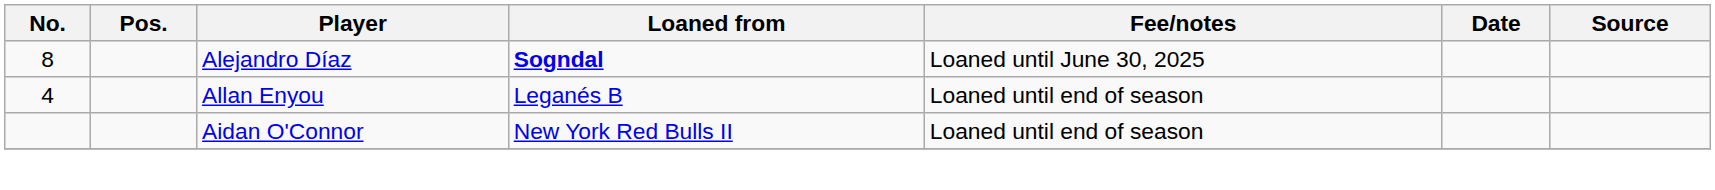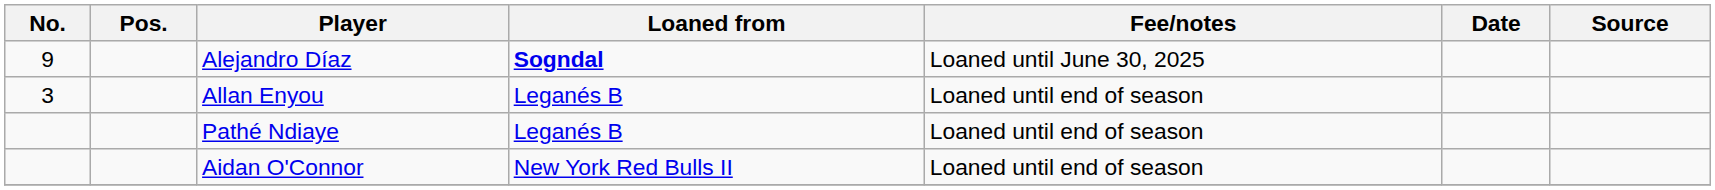(48, 59) 8 -> (48, 59) 9
(48, 95) 4 -> (48, 95) 3
+ row: (270, 131)
